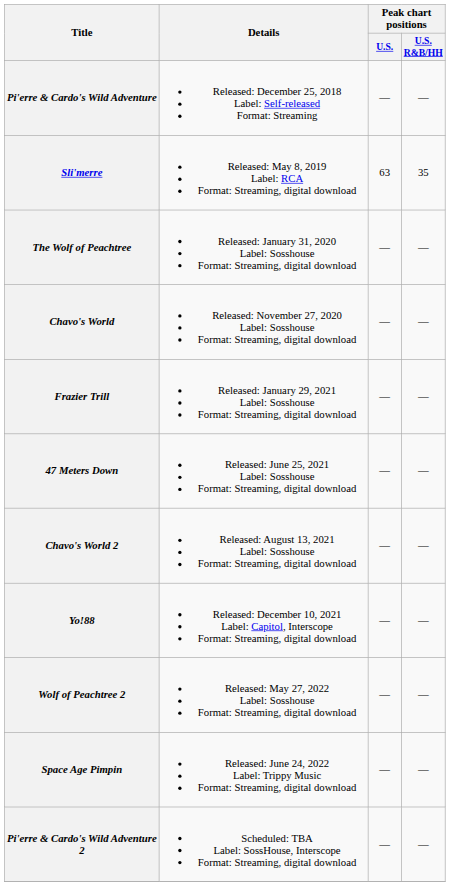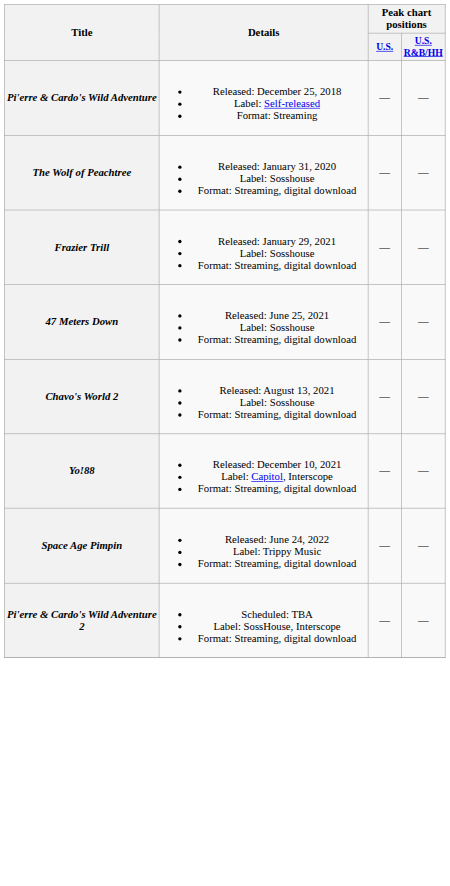- row: (82, 172)
- row: (82, 322)
- row: (82, 695)
